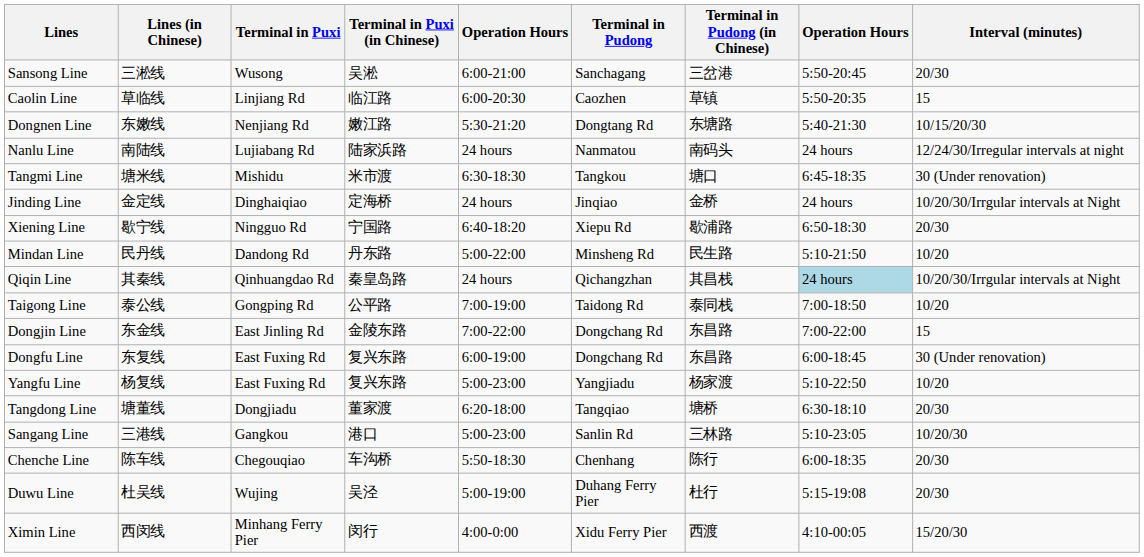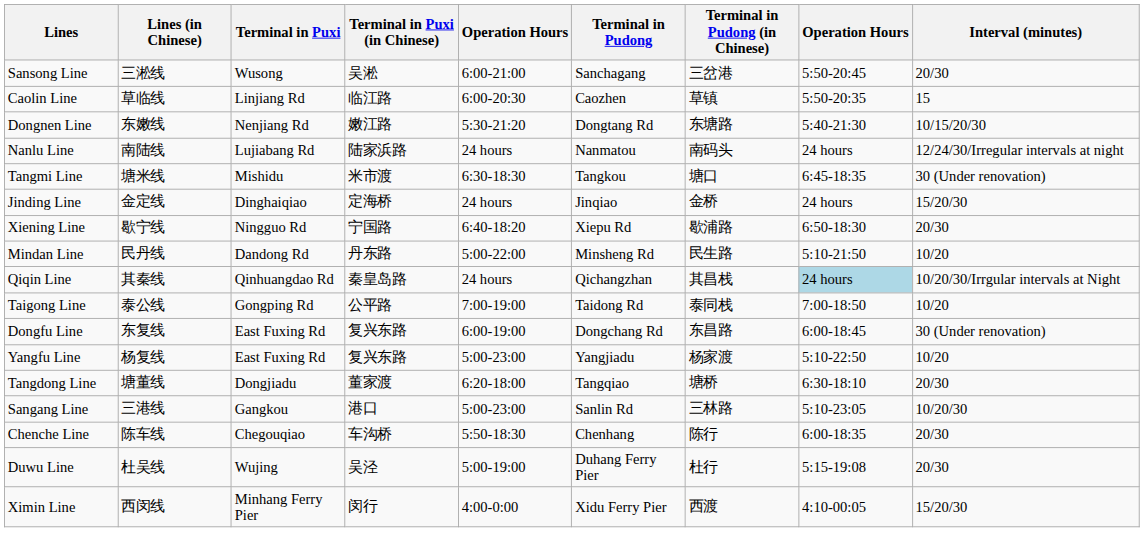(1018, 202) 10/20/30/Irrgular intervals at Night -> (941, 202) 15/20/30
- row: (47, 331)
